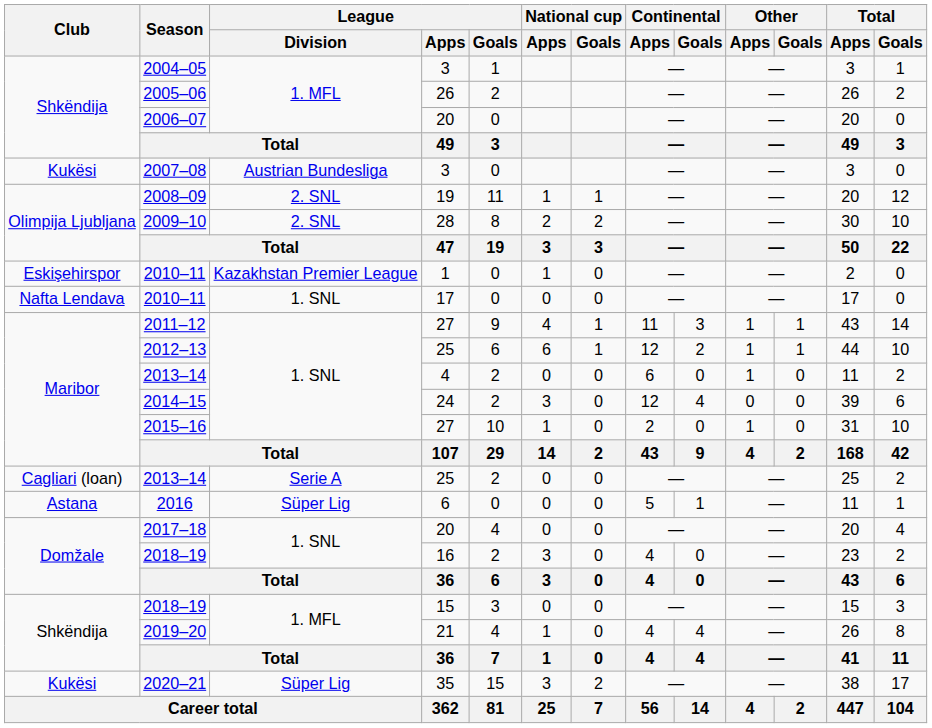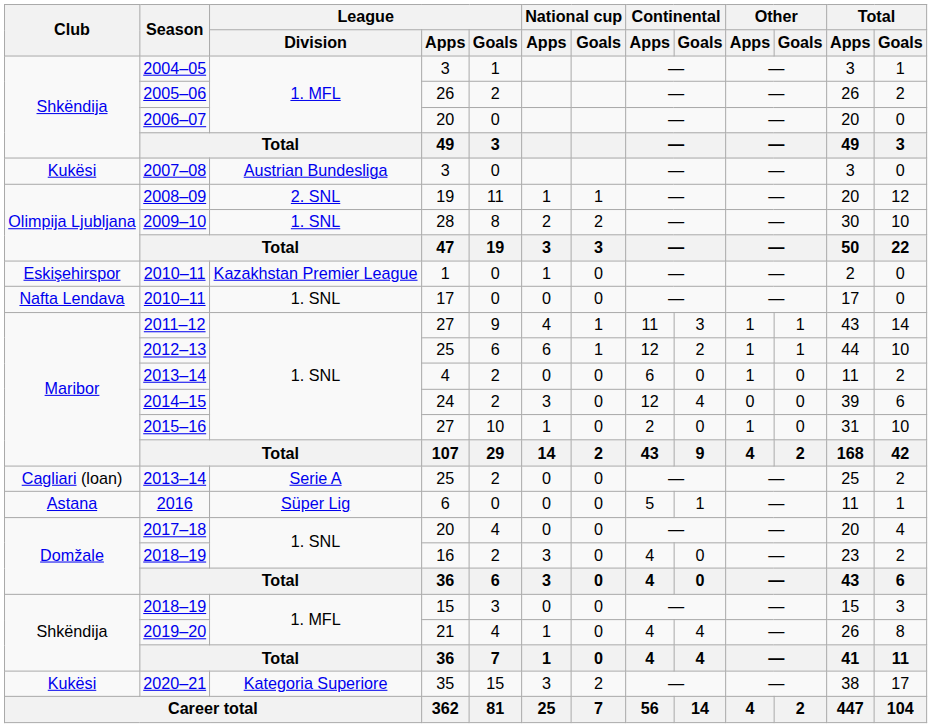(316, 222) 2. SNL -> (316, 222) 1. SNL
(316, 683) Süper Lig -> (316, 683) Kategoria Superiore
